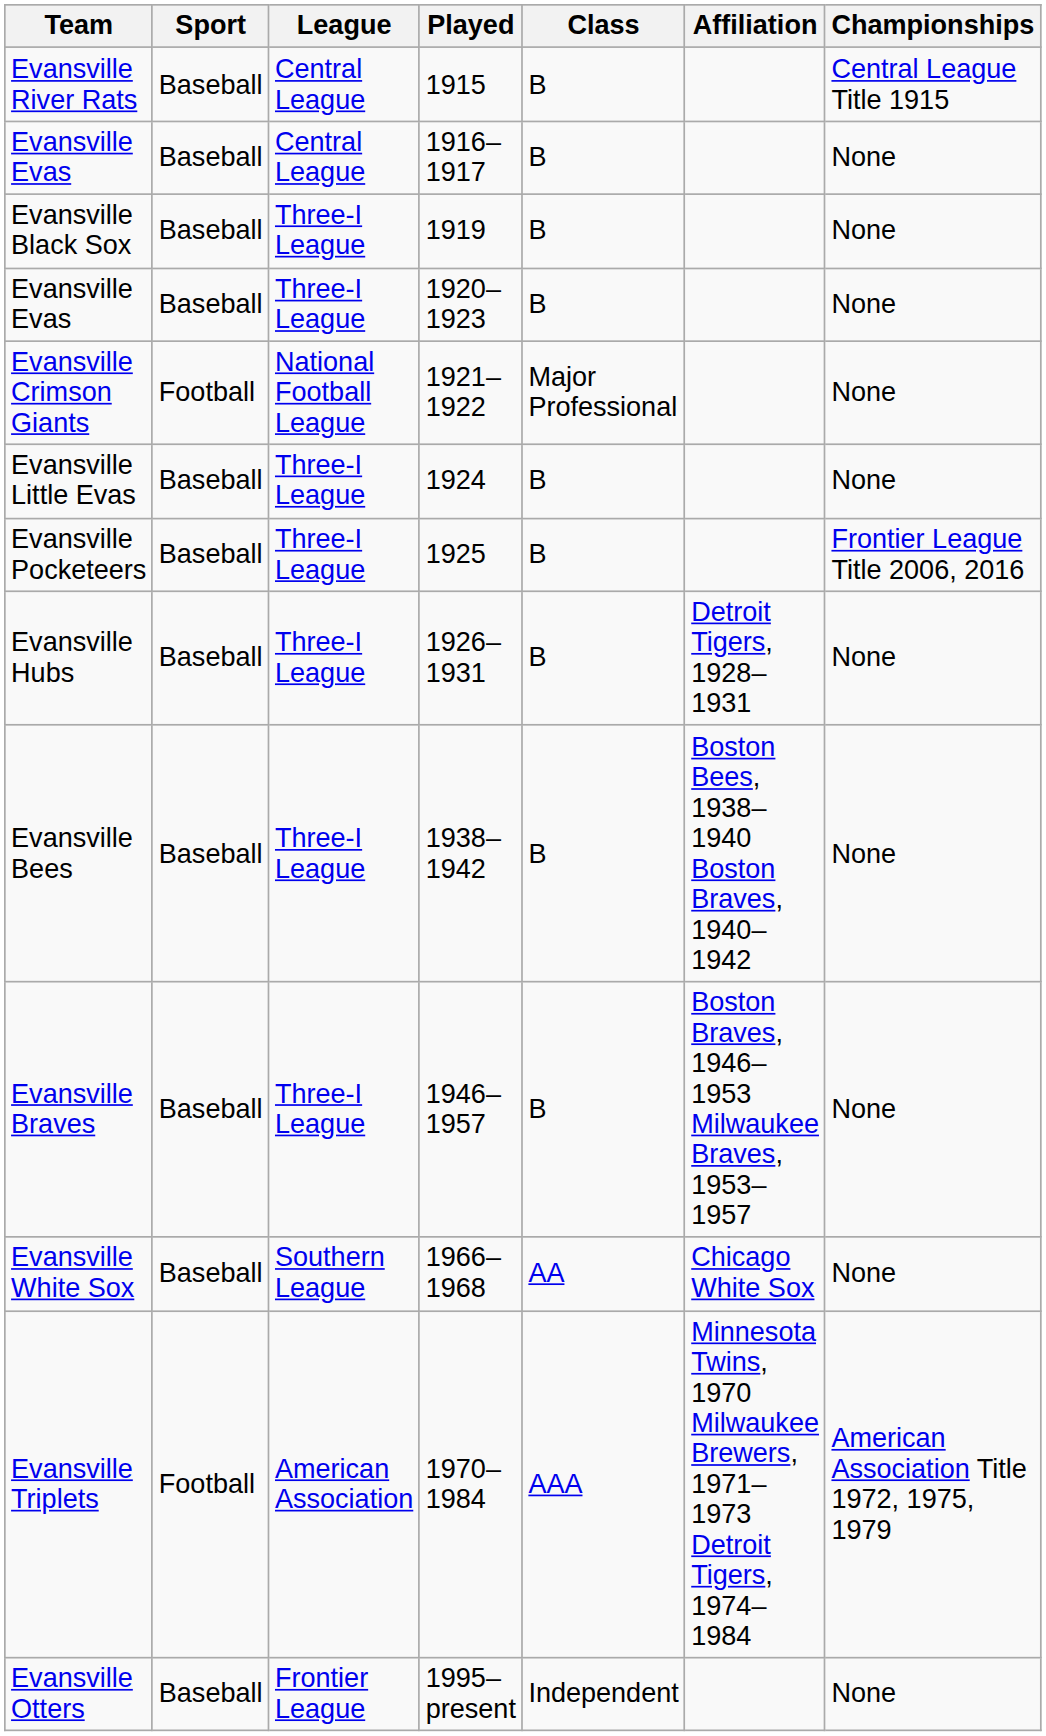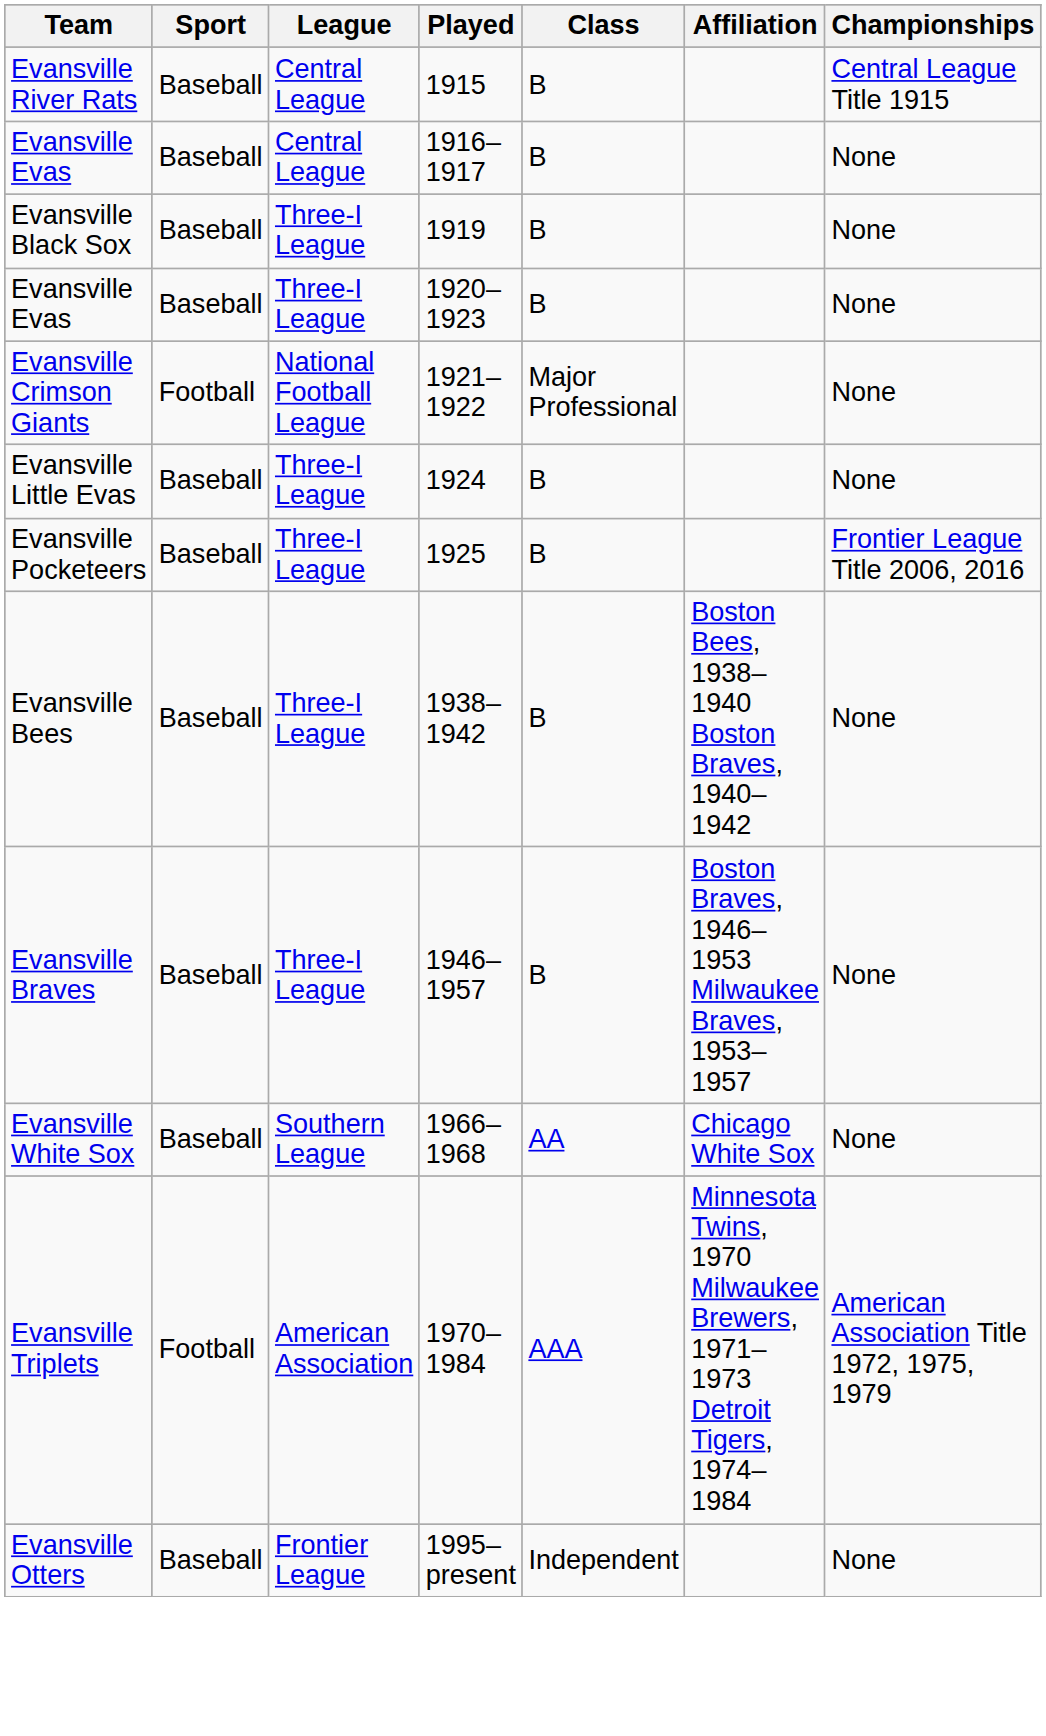- row: (72, 658)
